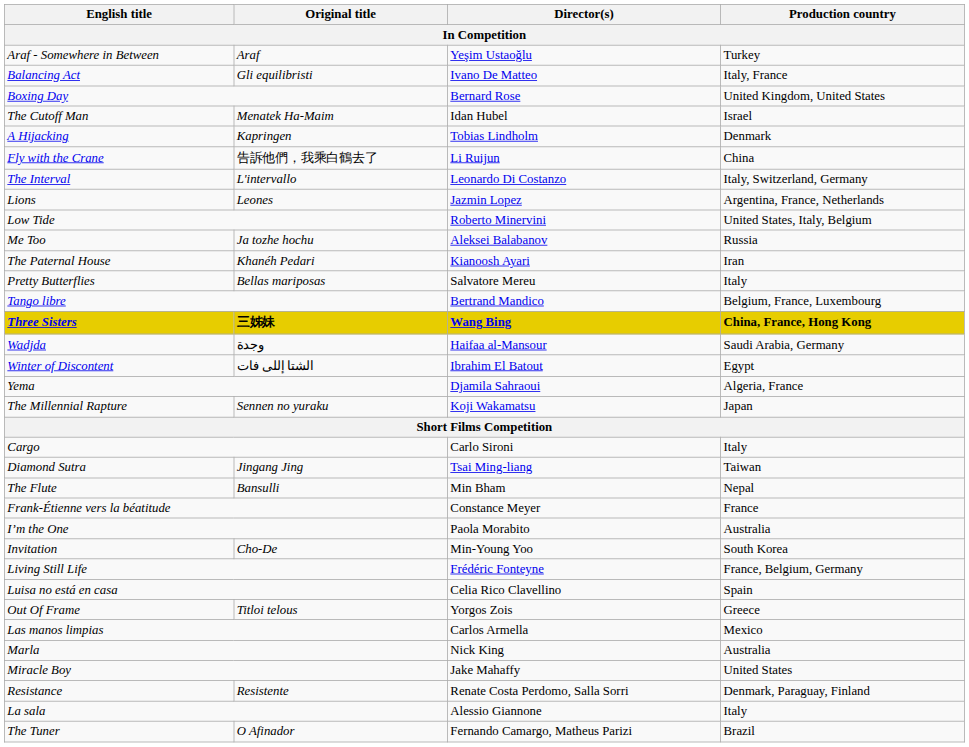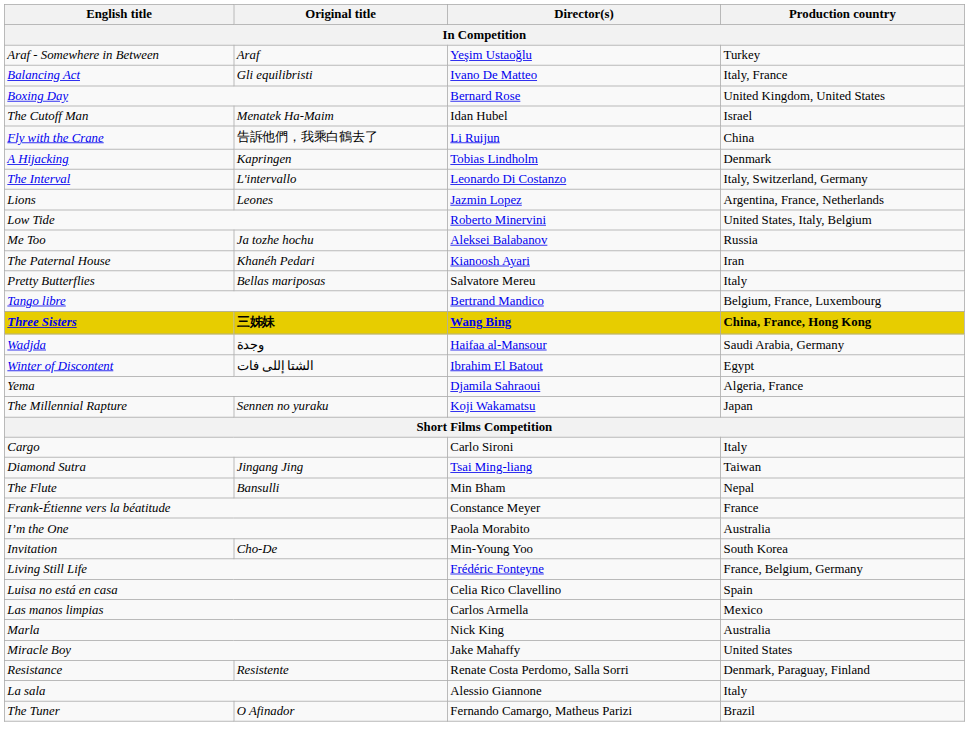rows swapped: (56, 157) <-> (38, 136)
- row: (44, 609)
